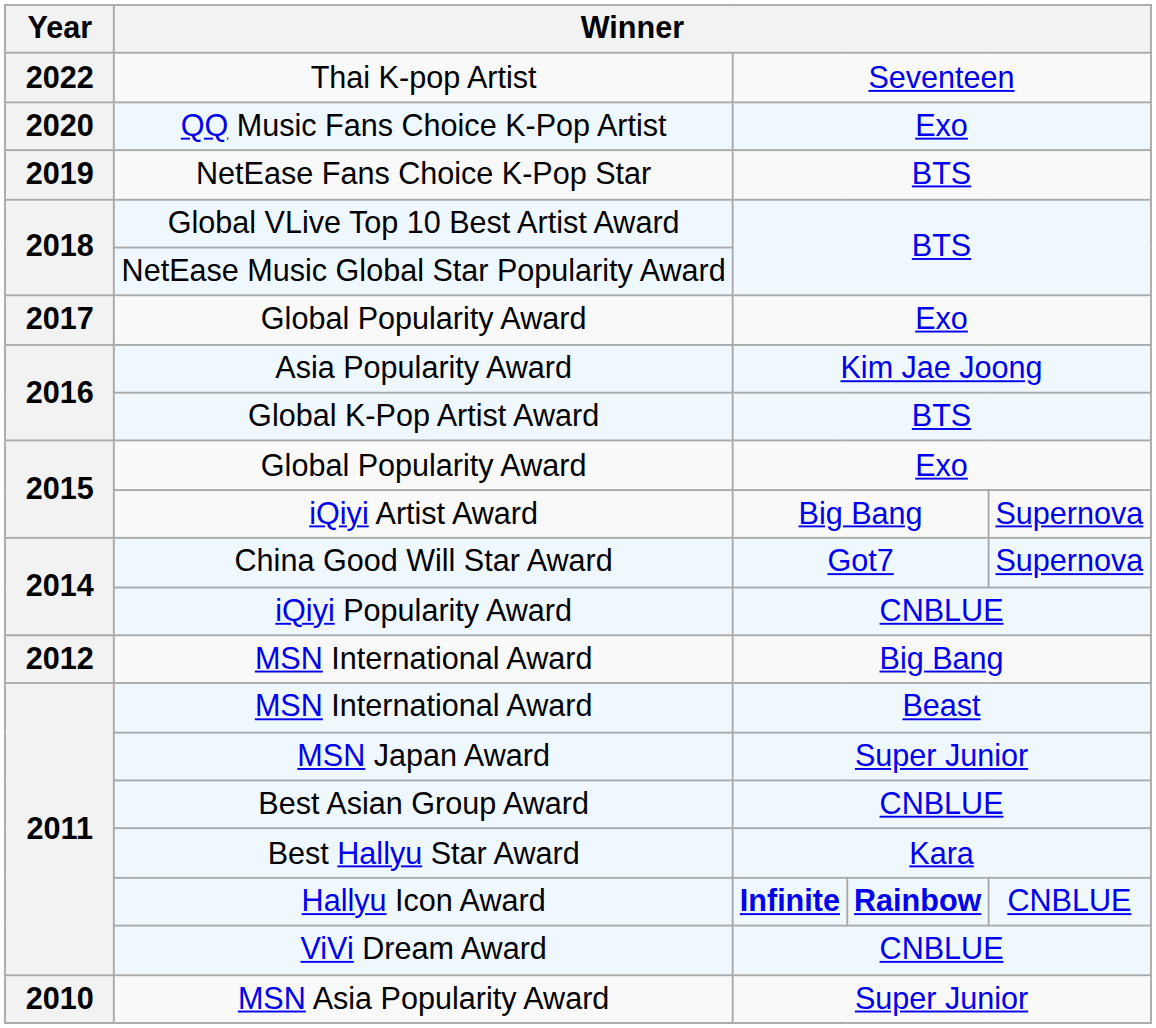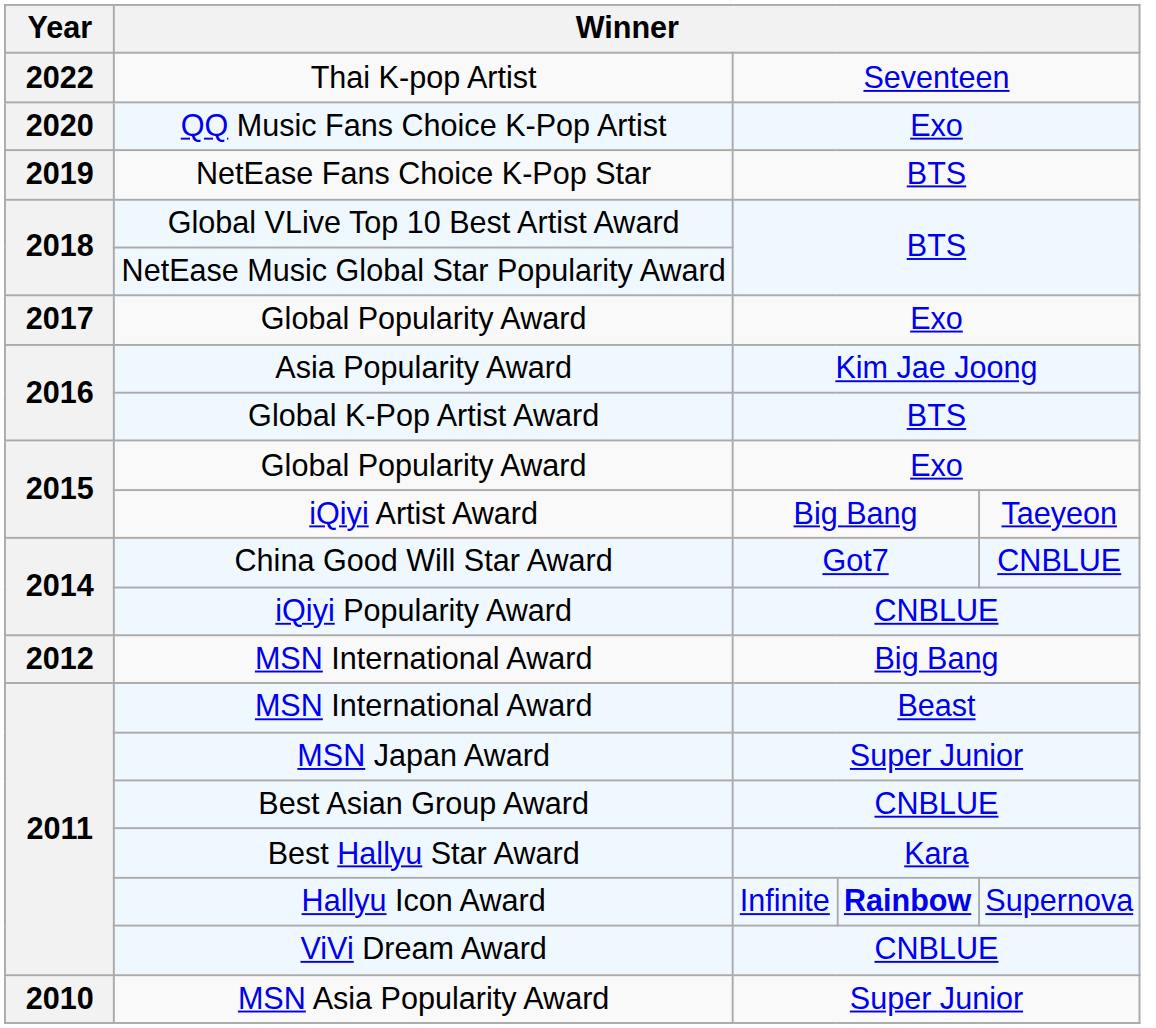(1069, 513) Supernova -> (1059, 513) Taeyeon
(1069, 561) Supernova -> (1059, 561) CNBLUE
(790, 901) bold -> (785, 901) normal
(1069, 901) CNBLUE -> (1059, 901) Supernova
